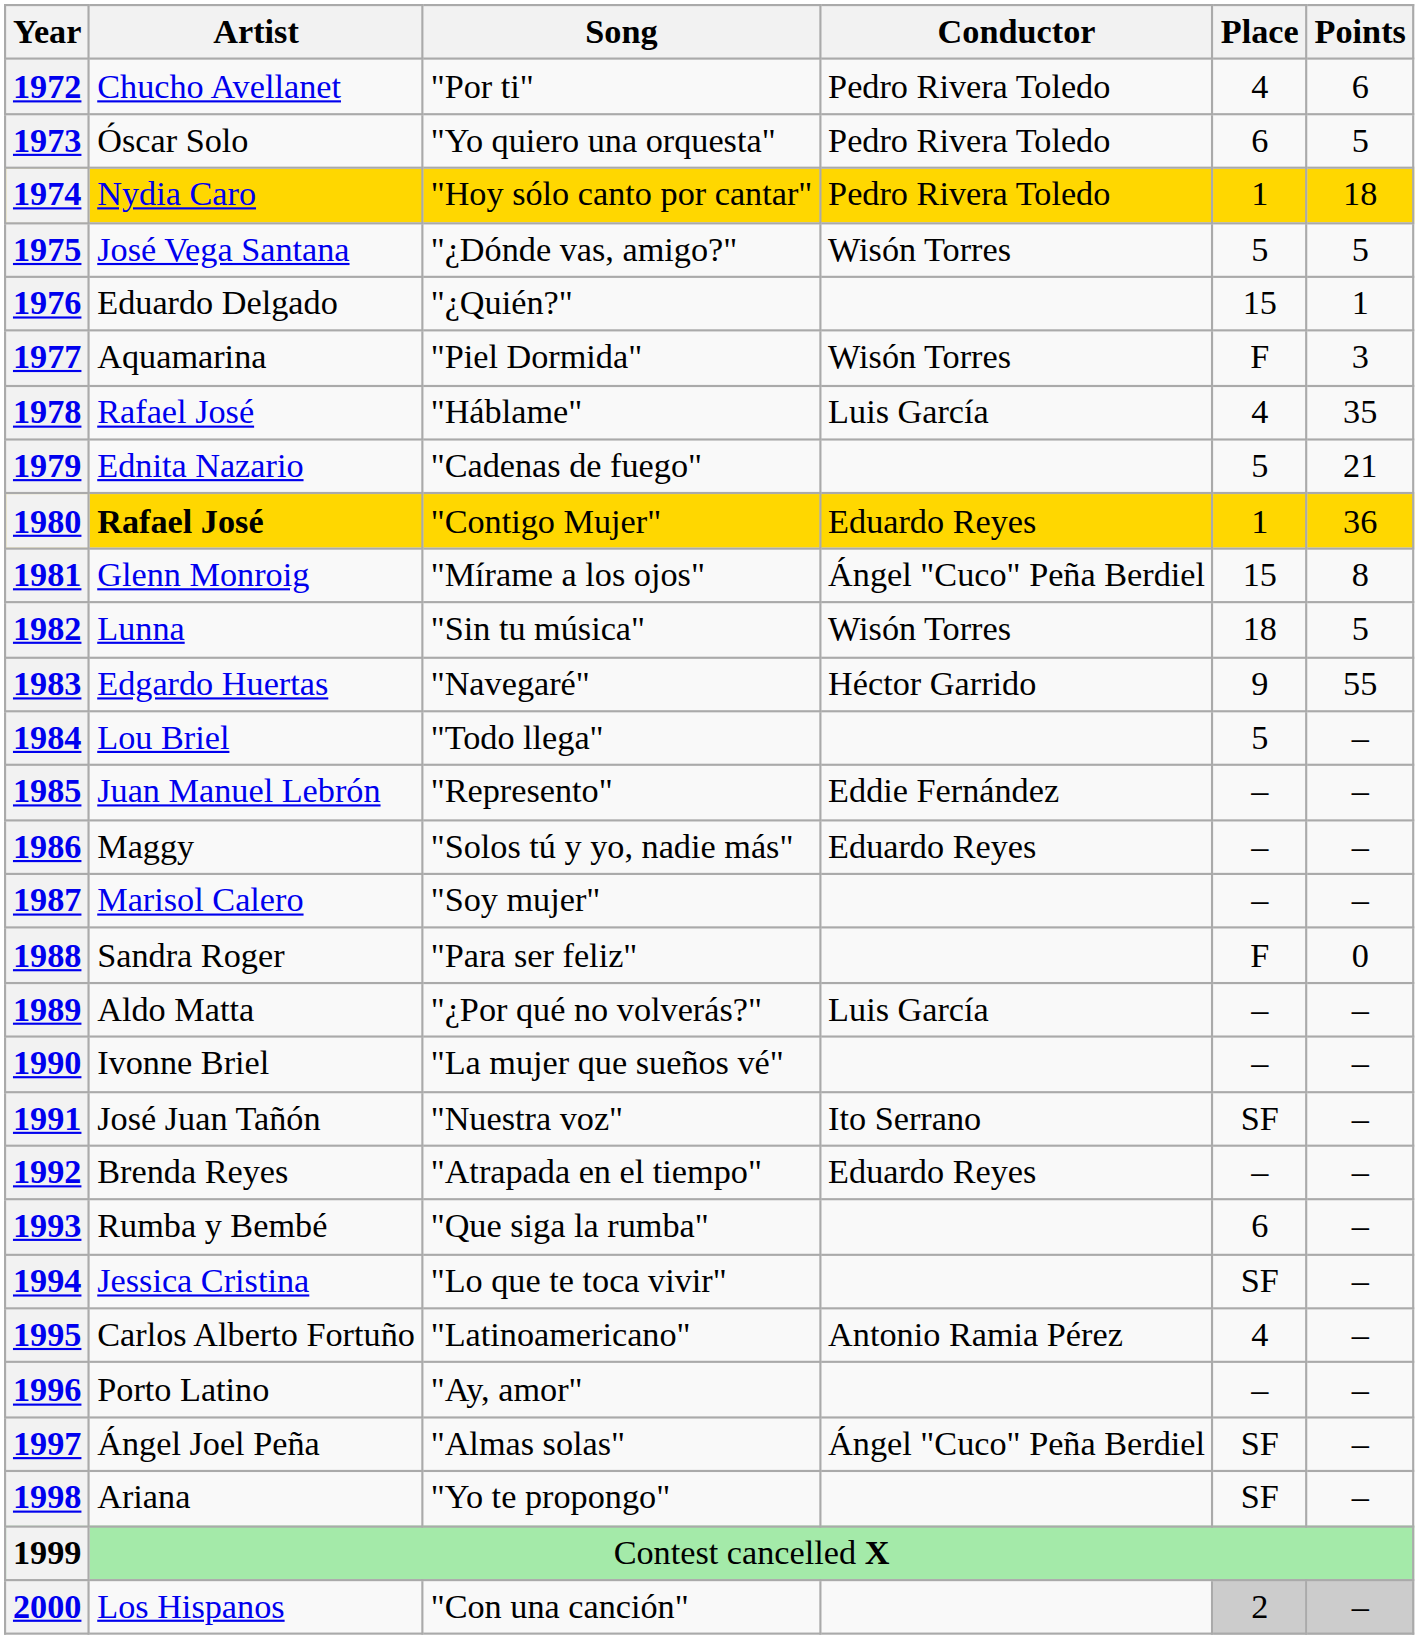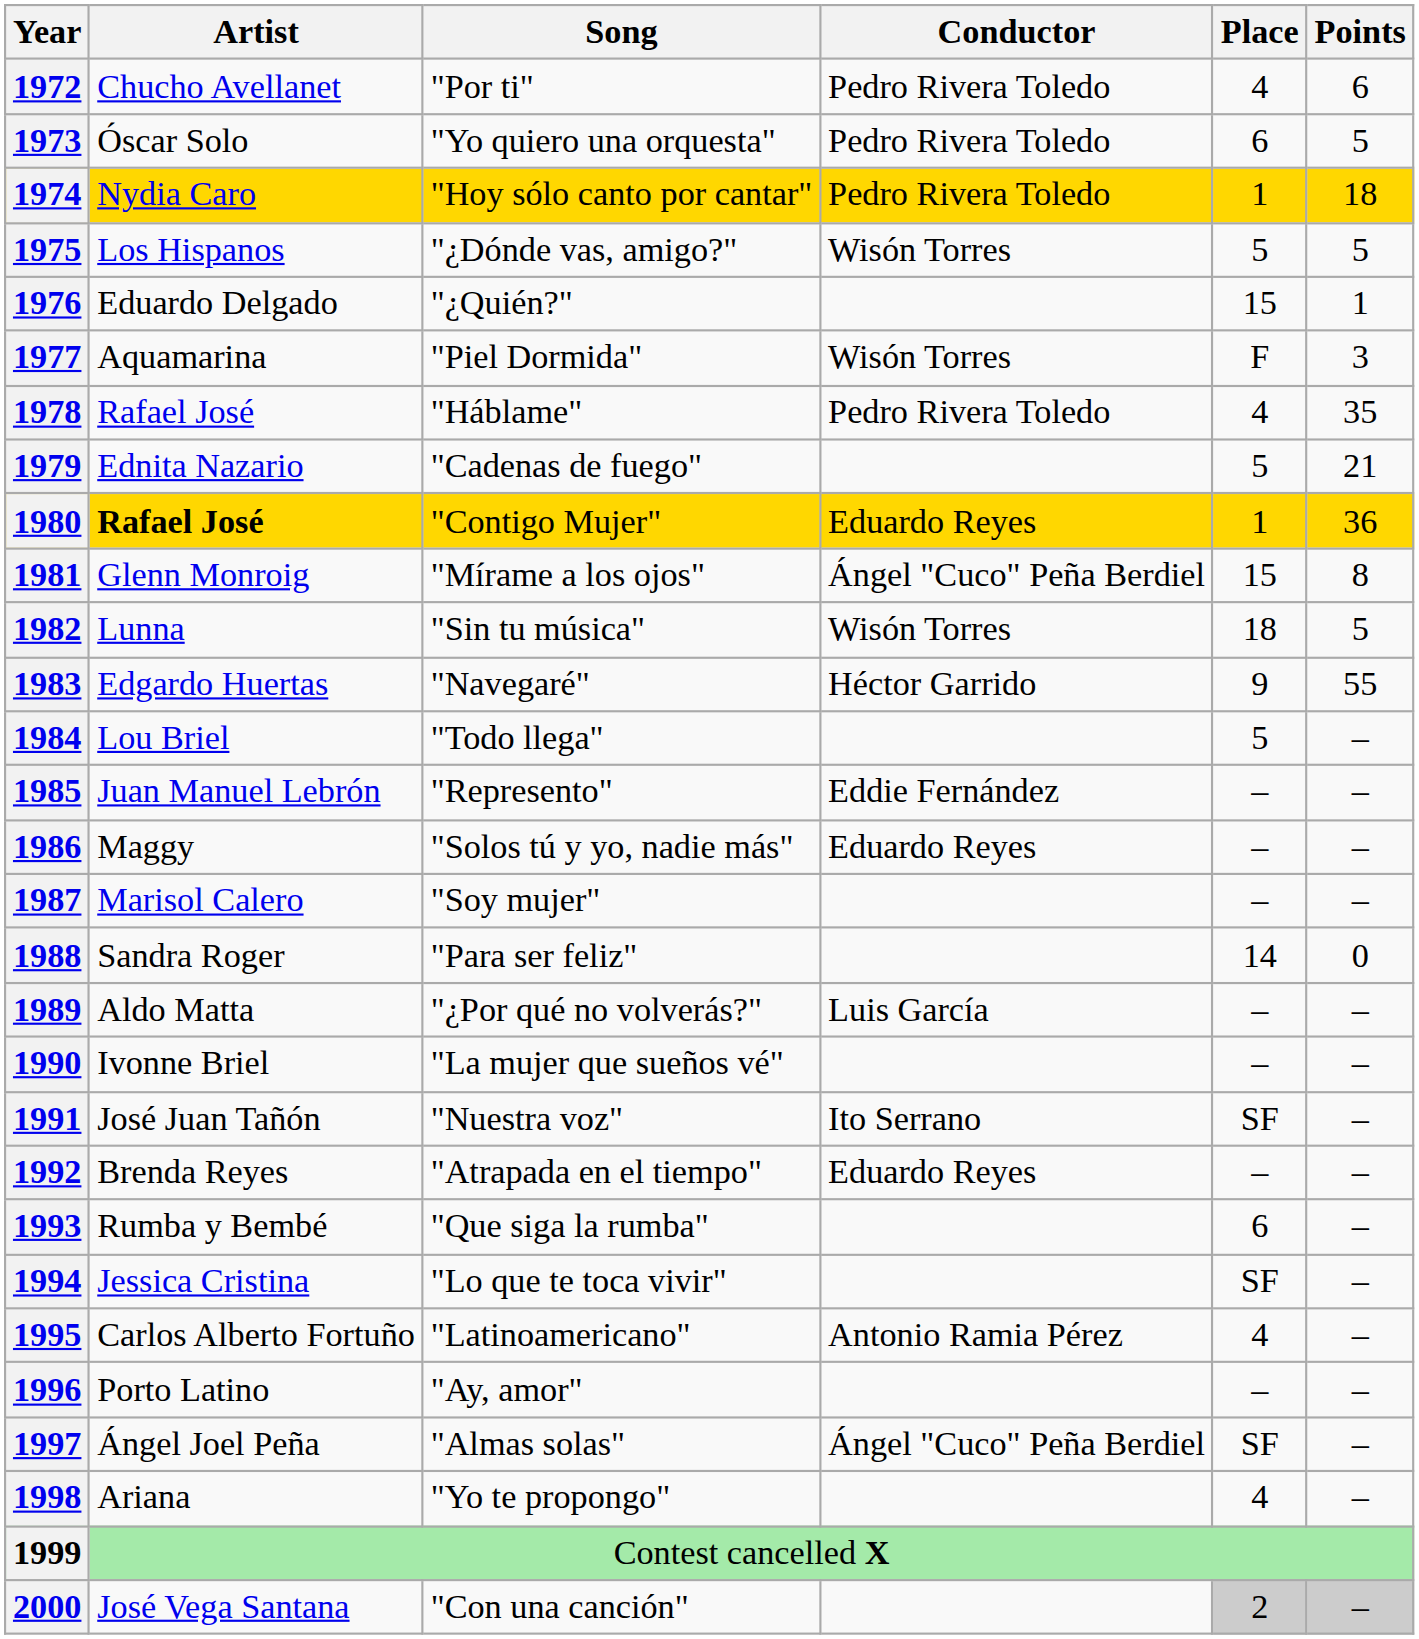(223, 248) José Vega Santana -> (191, 248) Los Hispanos
(908, 411) Luis García -> (969, 411) Pedro Rivera Toledo
(1260, 954) F -> (1260, 954) 14
(1260, 1497) SF -> (1260, 1497) 4
(191, 1606) Los Hispanos -> (223, 1606) José Vega Santana
